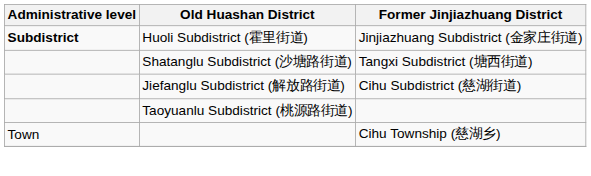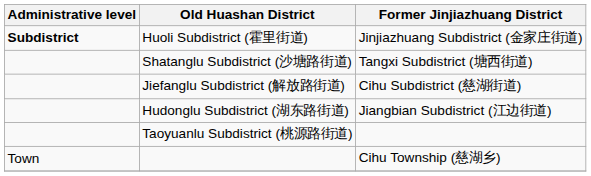+ row: (245, 110)
